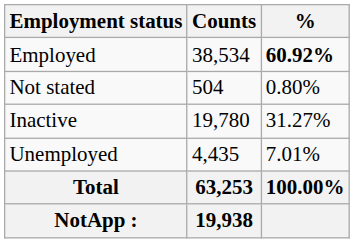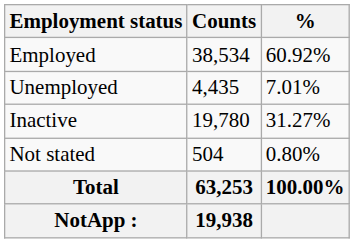(300, 54) bold -> (298, 54) normal
rows swapped: (64, 154) <-> (52, 87)
